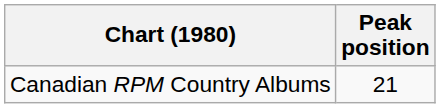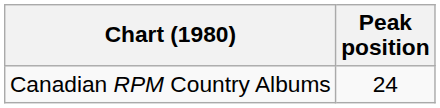(385, 84) 21 -> (385, 84) 24
